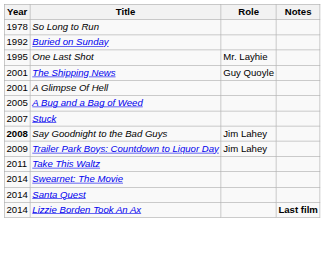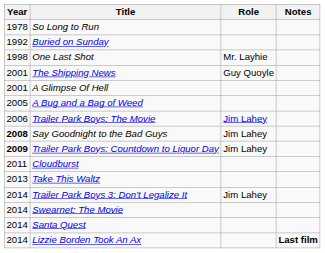(17, 57) 1995 -> (17, 57) 1998
+ row: (94, 118)
- row: (44, 118)
(17, 149) normal -> (17, 149) bold
+ row: (56, 164)
(17, 164) 2011 -> (17, 179) 2013
+ row: (110, 194)
